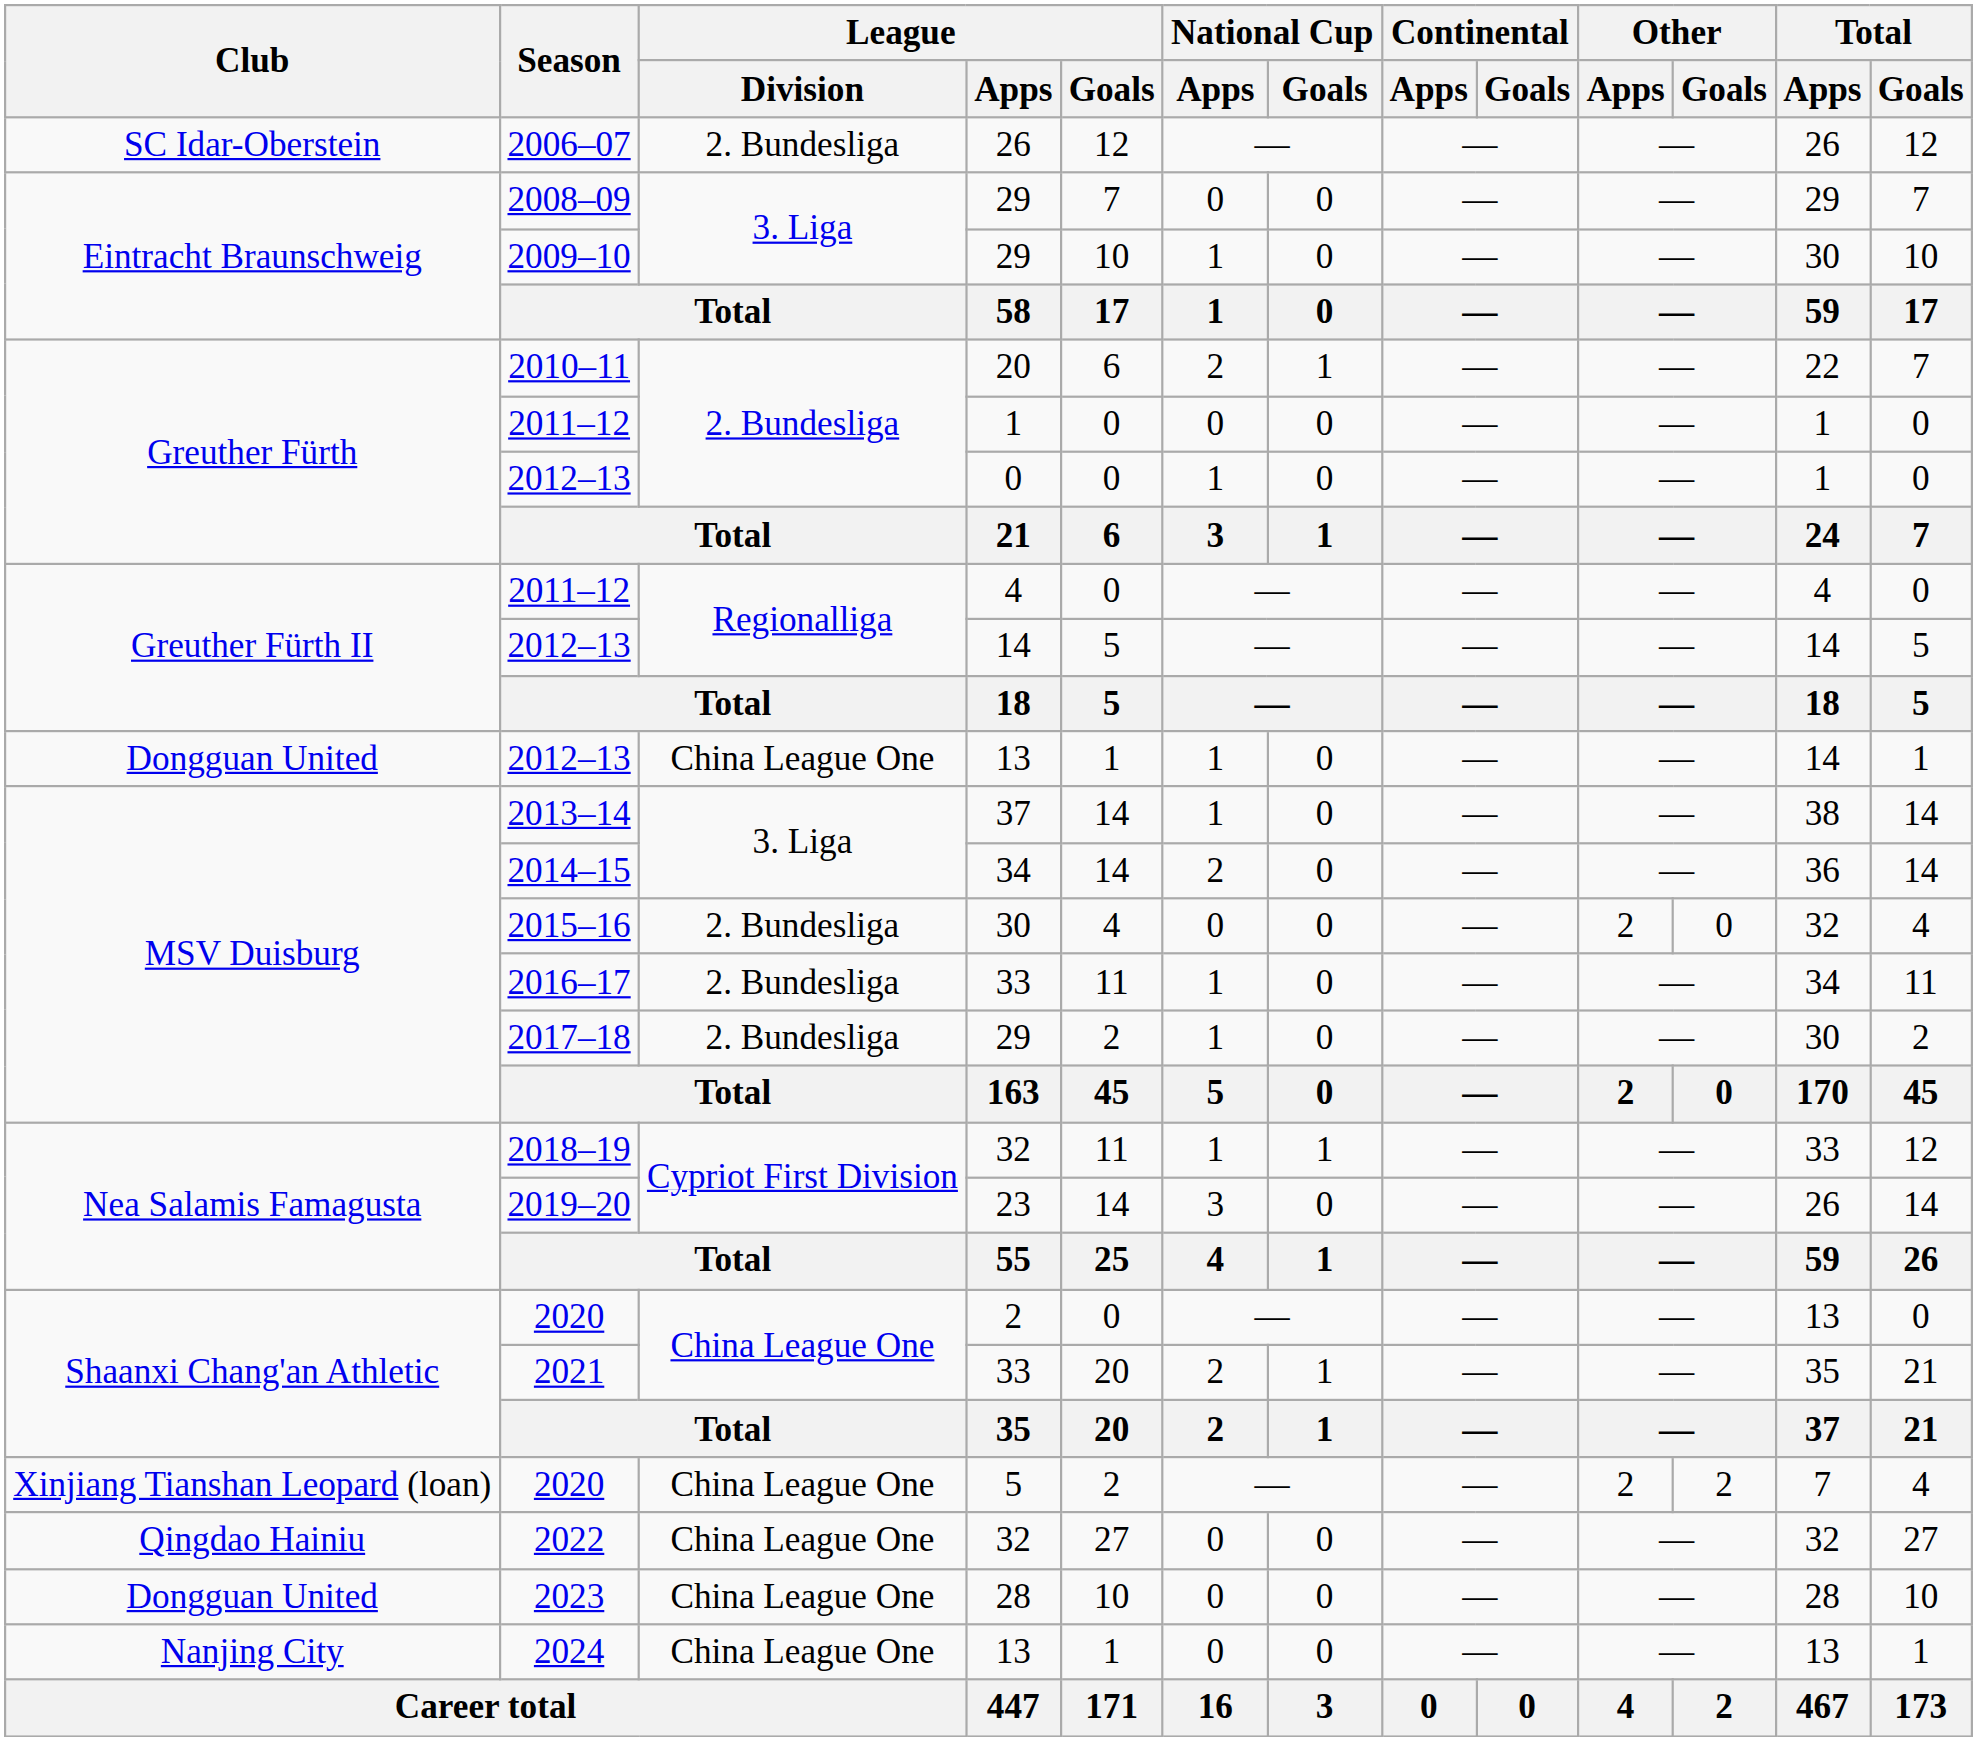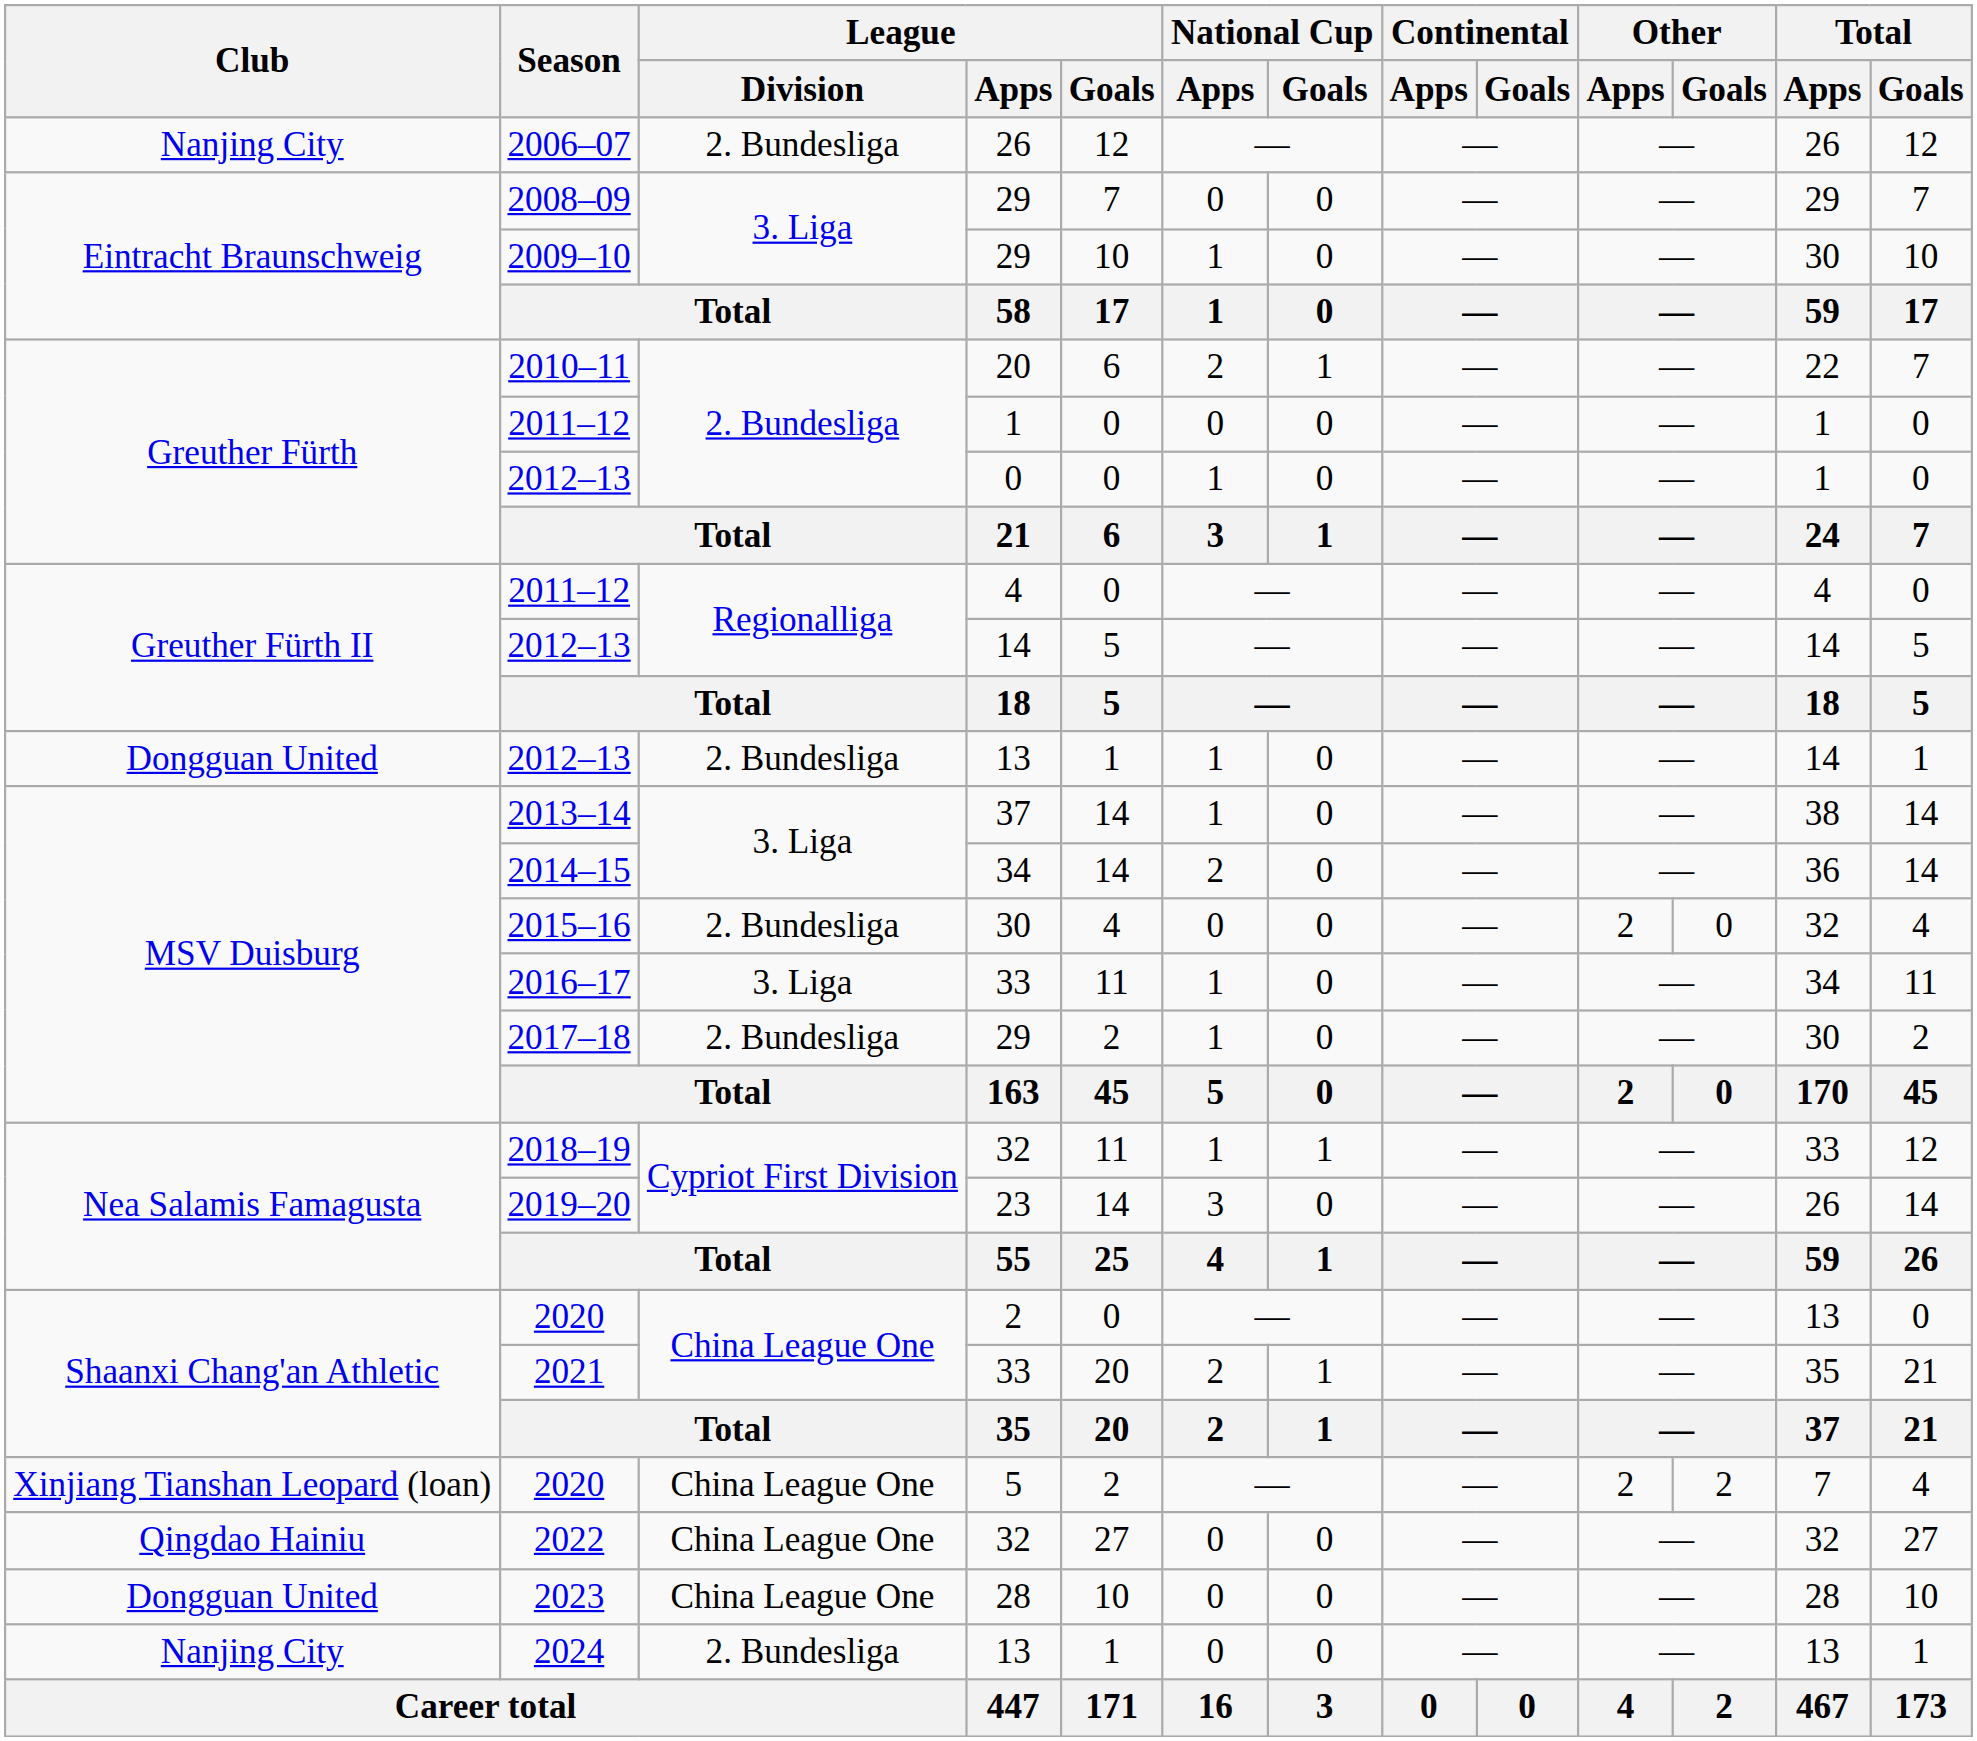(252, 144) SC Idar-Oberstein -> (252, 144) Nanjing City
(802, 758) China League One -> (802, 758) 2. Bundesliga
(802, 981) 2. Bundesliga -> (802, 981) 3. Liga
(802, 1651) China League One -> (802, 1651) 2. Bundesliga
